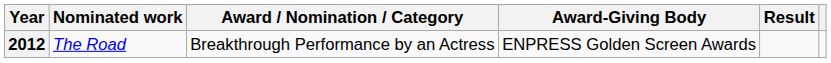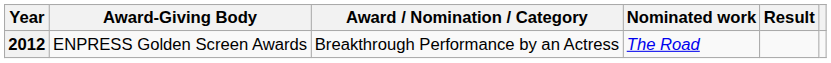columns swapped: (629, 17) <-> (118, 17)
